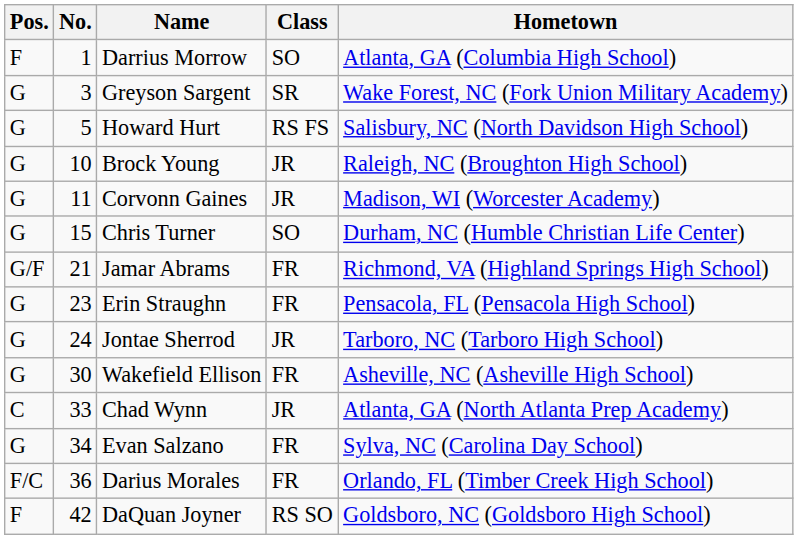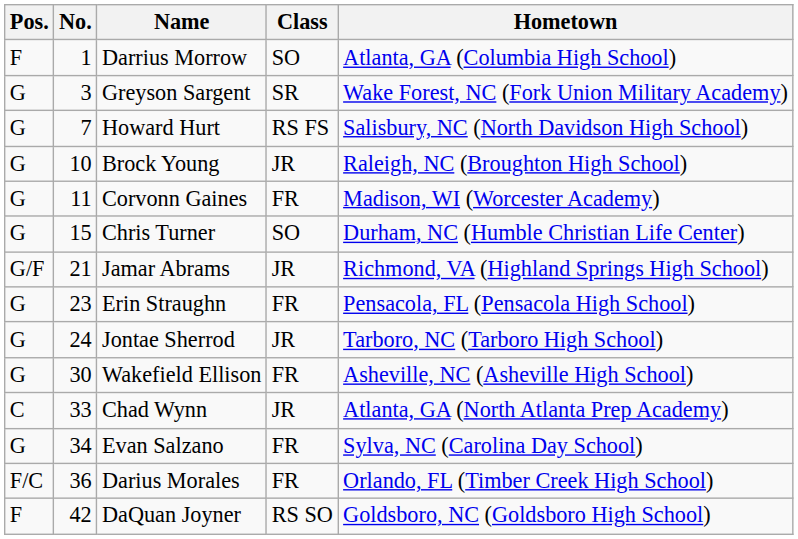(86, 127) 5 -> (86, 127) 7
(283, 198) JR -> (285, 198) FR
(285, 269) FR -> (283, 269) JR
